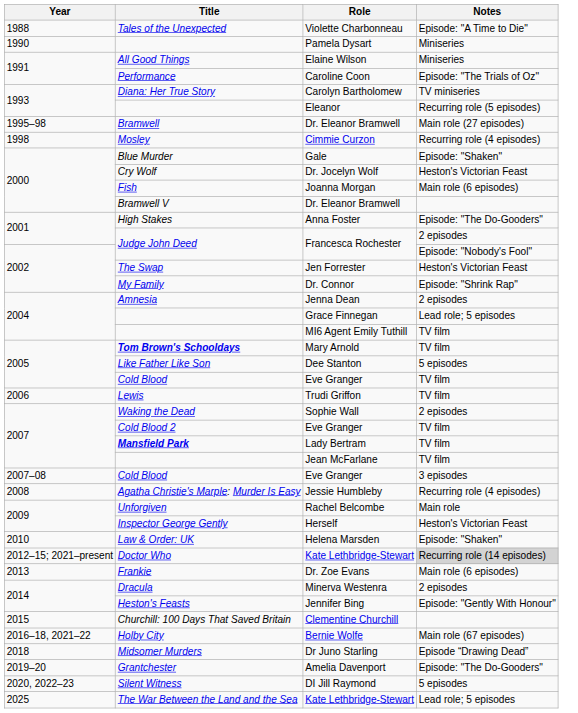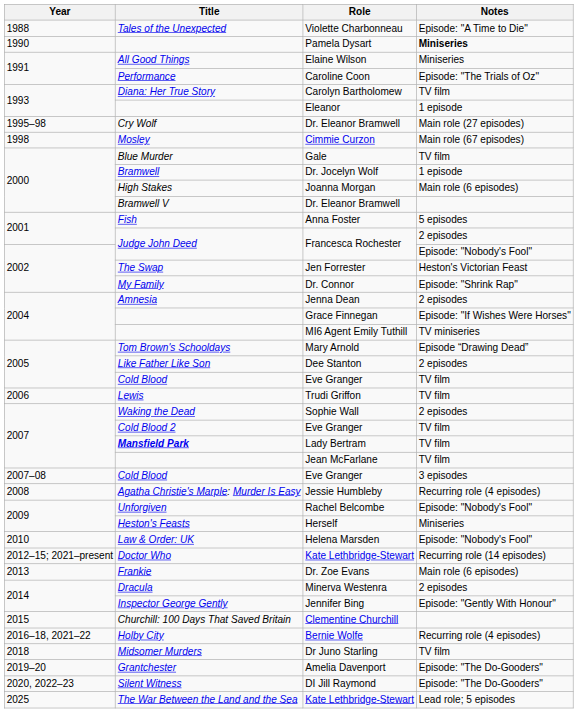(441, 44) normal -> (443, 44) bold
(449, 92) TV miniseries -> (434, 92) TV film
(479, 108) Recurring role (5 episodes) -> (441, 108) 1 episode
(139, 124) Bramwell -> (137, 124) Cry Wolf
(479, 140) Recurring role (4 episodes) -> (471, 140) Main role (67 episodes)
(460, 156) Episode: "Shaken" -> (434, 156) TV film
(137, 172) Cry Wolf -> (139, 172) Bramwell
(473, 172) Heston's Victorian Feast -> (441, 172) 1 episode
(127, 188) Fish -> (145, 188) High Stakes
(145, 220) High Stakes -> (127, 220) Fish
(481, 220) Episode: "The Do-Gooders" -> (443, 220) 5 episodes
(467, 316) Lead role; 5 episodes -> (495, 316) Episode: "If Wishes Were Horses"
(434, 332) TV film -> (449, 332) TV miniseries
(179, 348) bold -> (174, 348) normal
(434, 348) TV film -> (474, 348) Episode “Drawing Dead”
(443, 364) 5 episodes -> (443, 364) 2 episodes
(439, 508) Main role -> (475, 508) Episode: "Nobody's Fool"
(173, 524) Inspector George Gently -> (154, 524) Heston's Feasts
(473, 524) Heston's Victorian Feast -> (441, 524) Miniseries
(460, 540) Episode: "Shaken" -> (475, 540) Episode: "Nobody's Fool"
(482, 556) lightgrey background -> (482, 556) no background
(154, 603) Heston's Feasts -> (173, 603) Inspector George Gently
(471, 635) Main role (67 episodes) -> (479, 635) Recurring role (4 episodes)
(474, 651) Episode “Drawing Dead” -> (434, 651) TV film
(443, 683) 5 episodes -> (481, 683) Episode: "The Do-Gooders"
